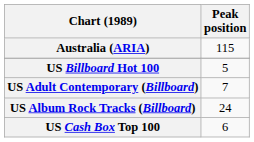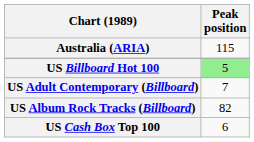(225, 68) no background -> (225, 68) lightgreen background
(225, 107) 24 -> (225, 107) 82
